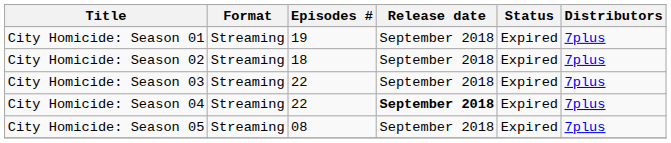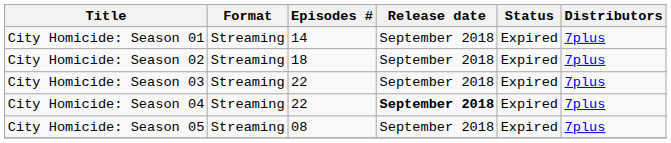(299, 38) 19 -> (299, 38) 14
